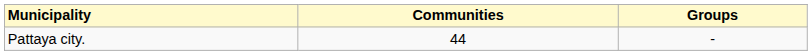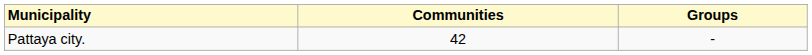(458, 38) 44 -> (458, 38) 42
